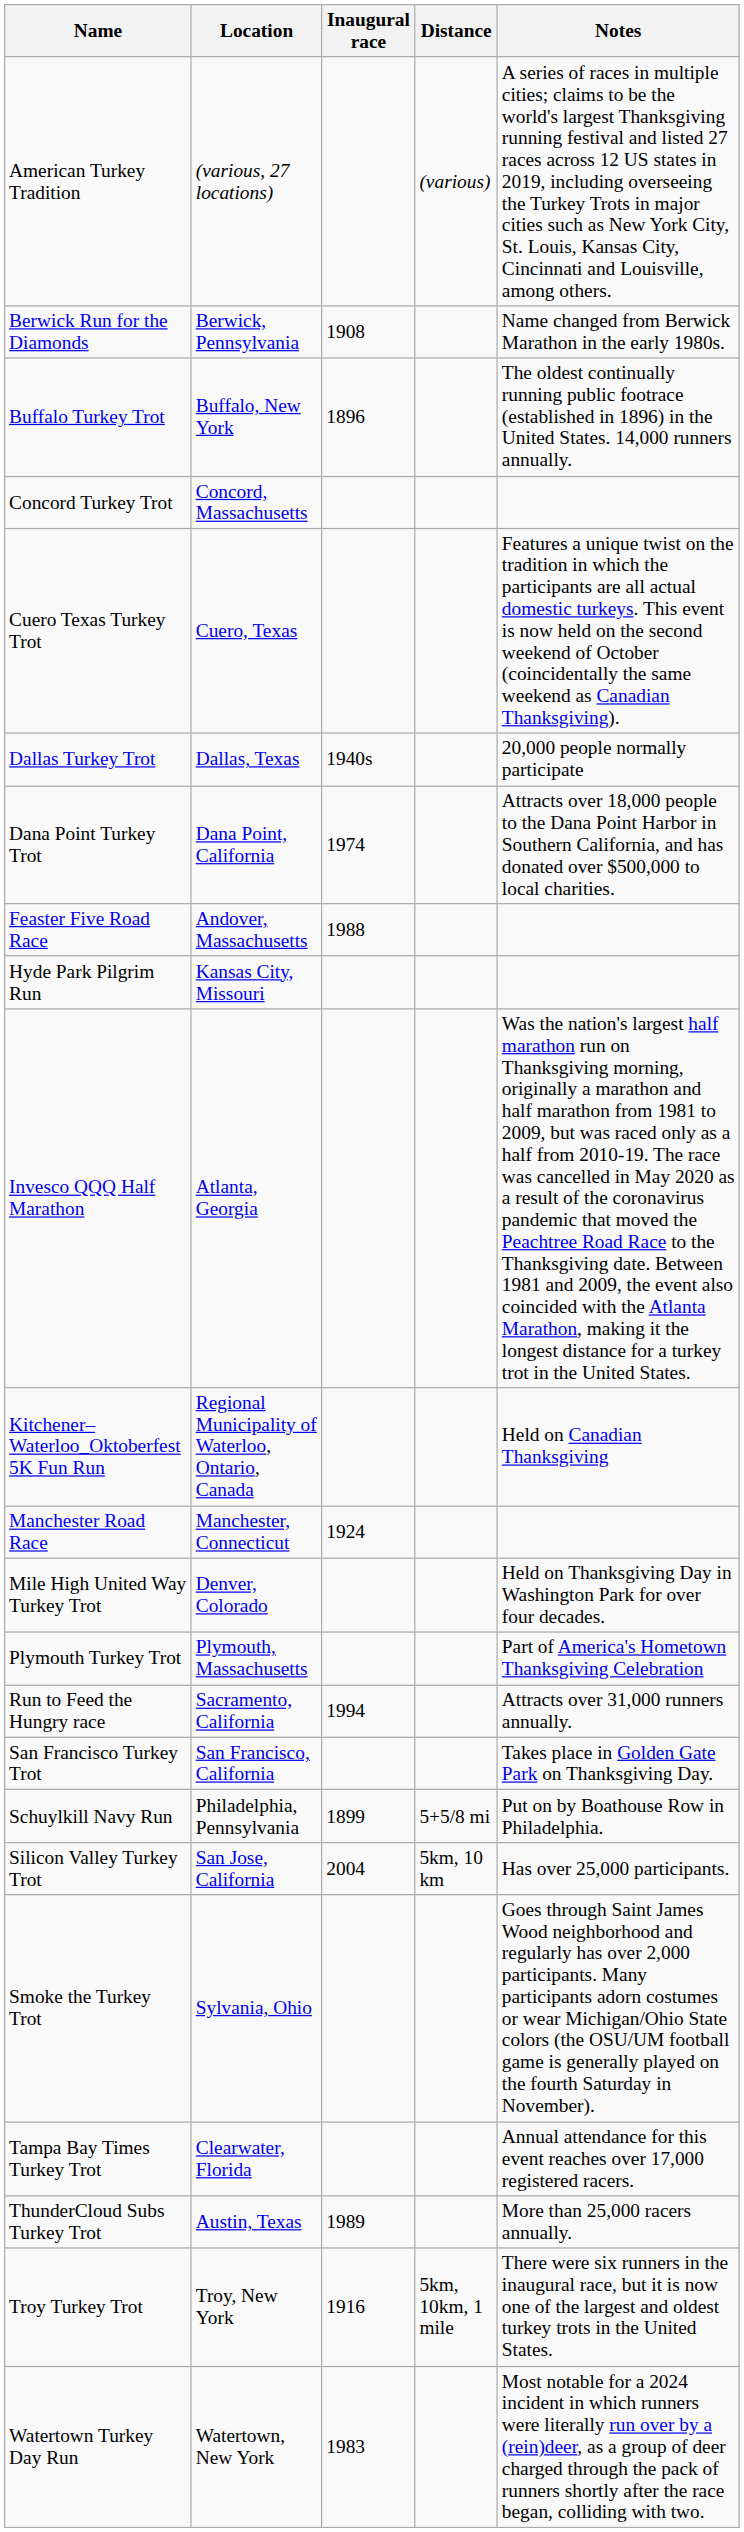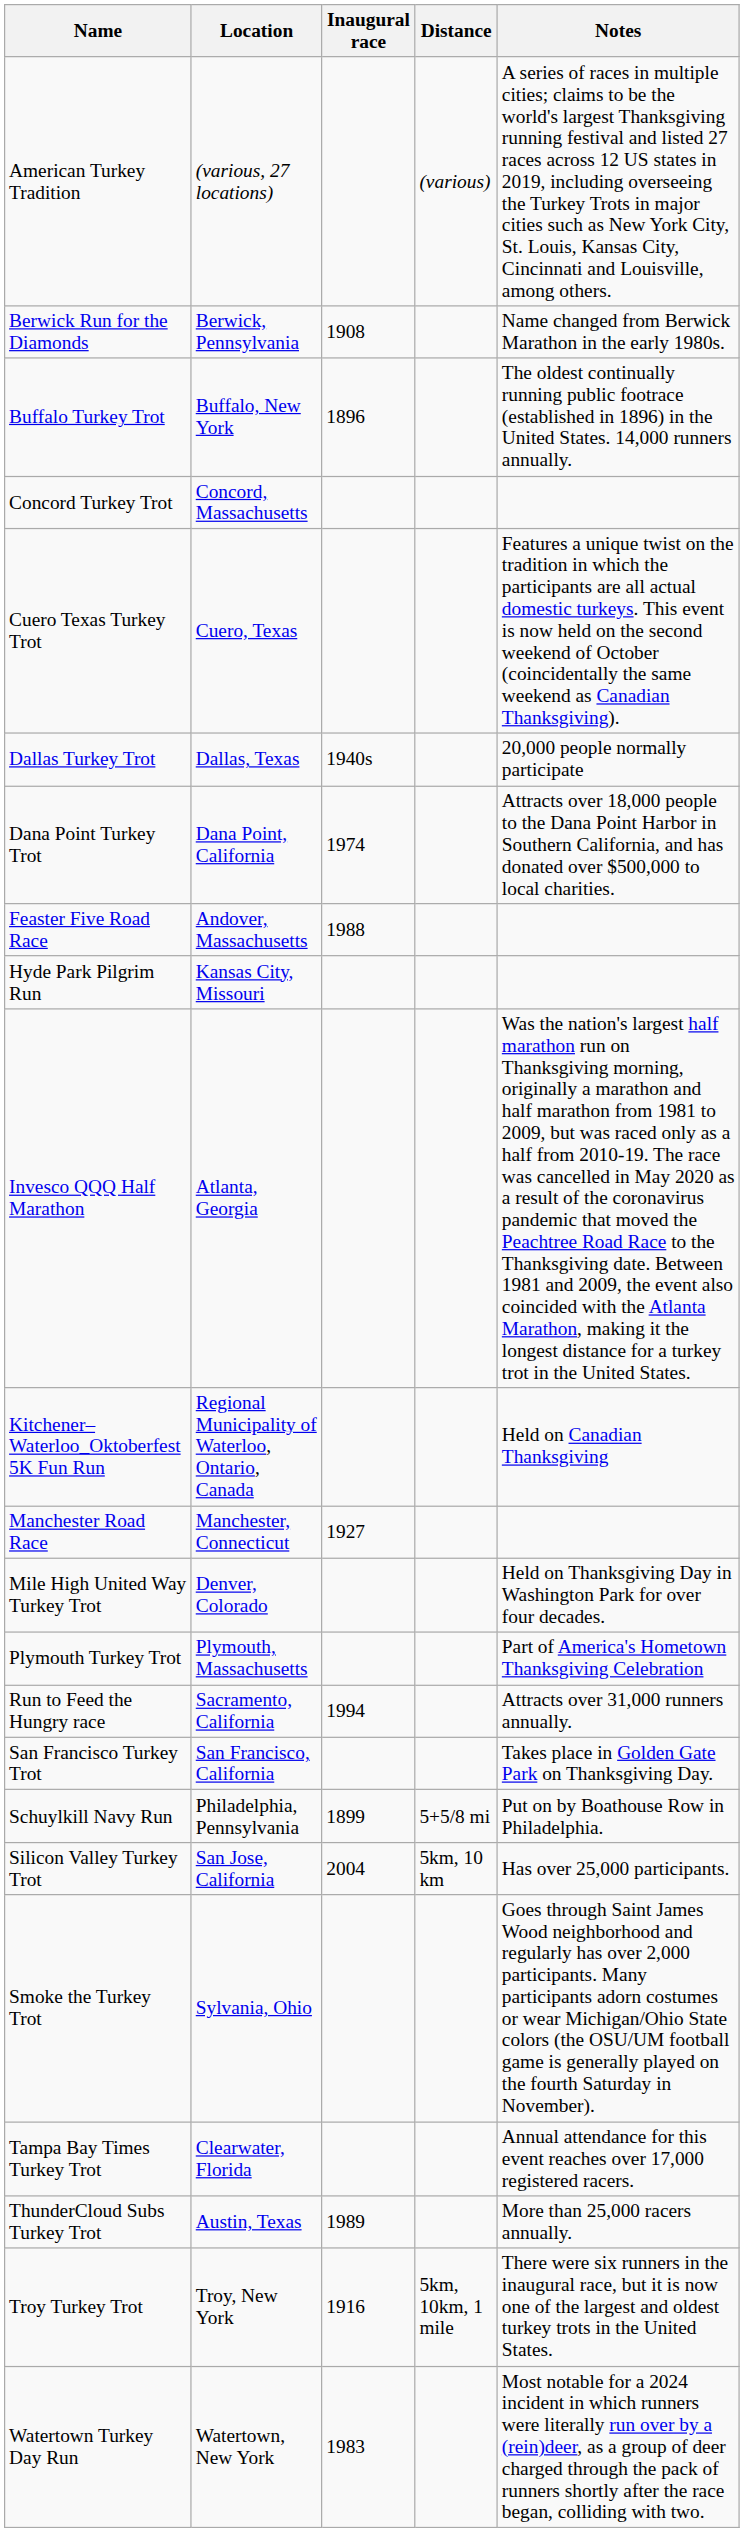(346, 1531) 1924 -> (346, 1531) 1927
